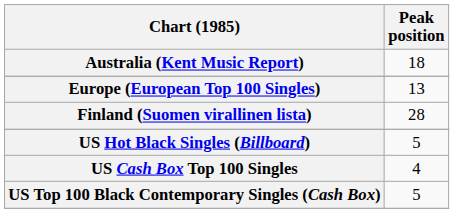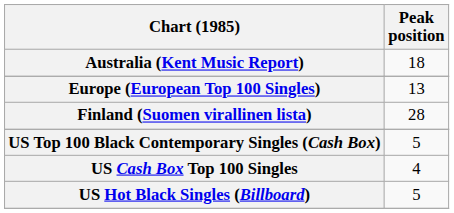rows swapped: (194, 141) <-> (194, 194)
